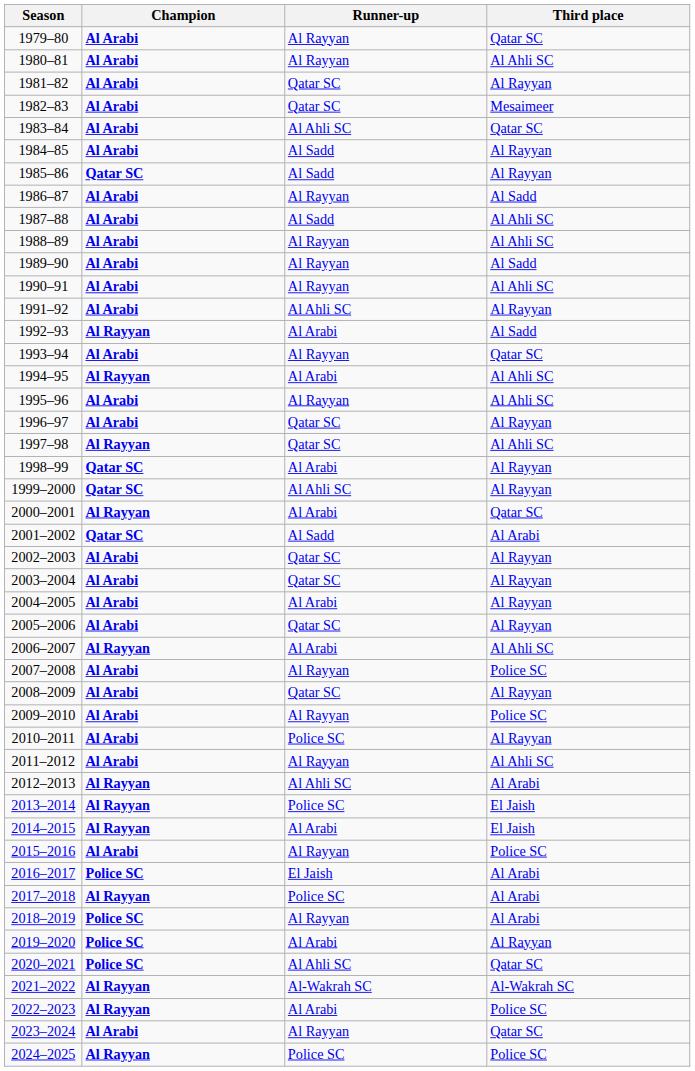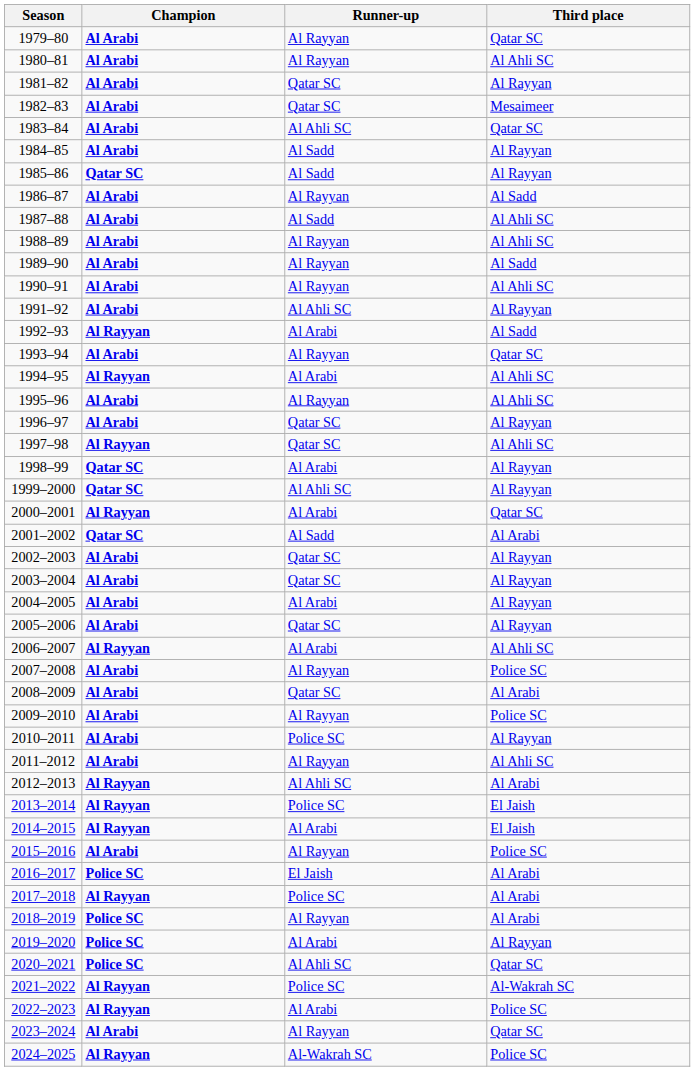(521, 693) Al Rayyan -> (515, 693) Al Arabi
(330, 986) Al-Wakrah SC -> (316, 986) Police SC
(316, 1054) Police SC -> (330, 1054) Al-Wakrah SC
